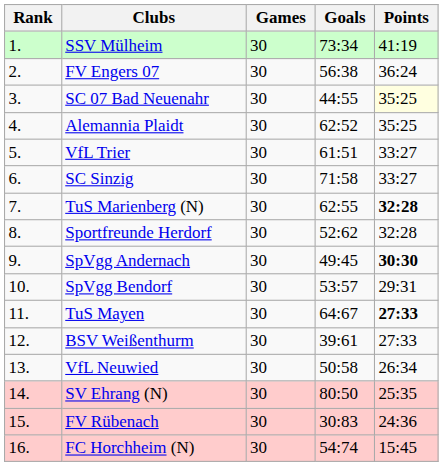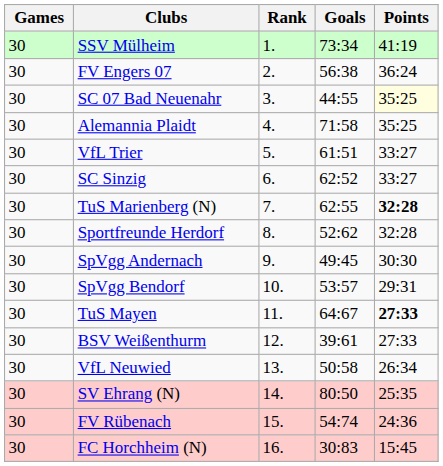columns swapped: (33, 17) <-> (281, 17)
(339, 125) 62:52 -> (339, 125) 71:58
(339, 179) 71:58 -> (339, 179) 62:52
(398, 260) bold -> (398, 260) normal
(339, 421) 30:83 -> (339, 421) 54:74
(339, 448) 54:74 -> (339, 448) 30:83
